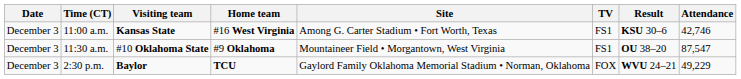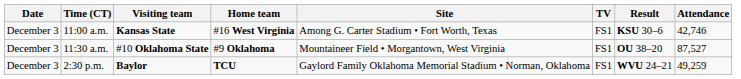(696, 48) 87,547 -> (692, 48) 87,527
(606, 66) FOX -> (604, 66) FS1
(696, 66) 49,229 -> (692, 66) 49,259
